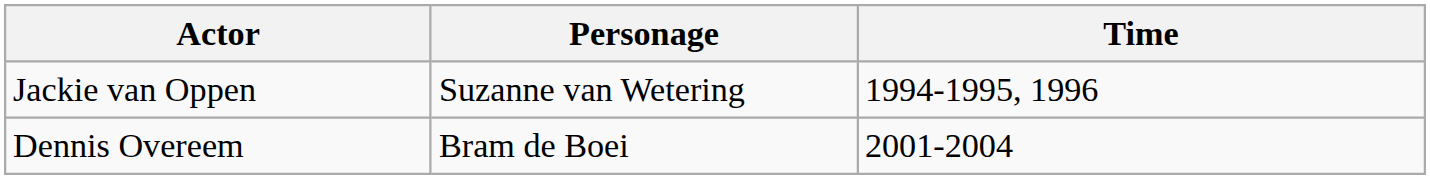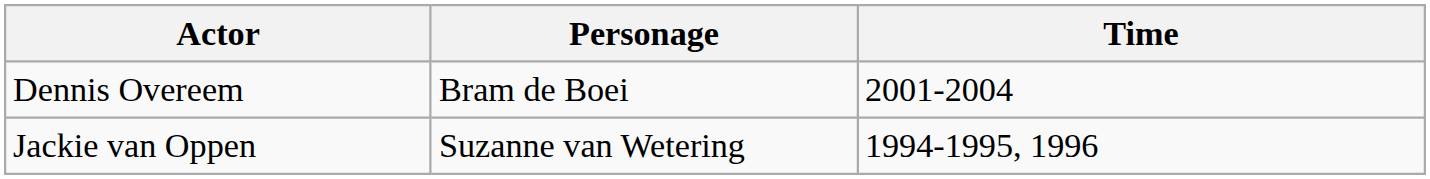rows swapped: (135, 89) <-> (128, 145)
